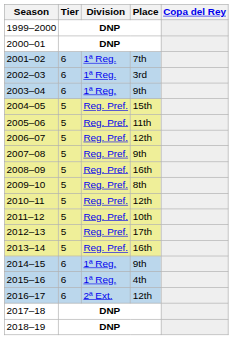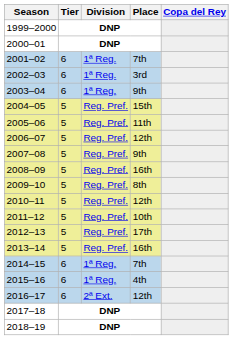(140, 264) 9th -> (140, 264) 7th
